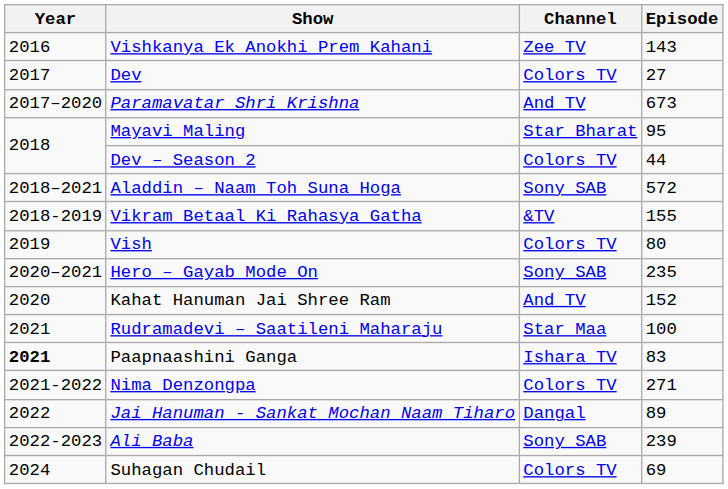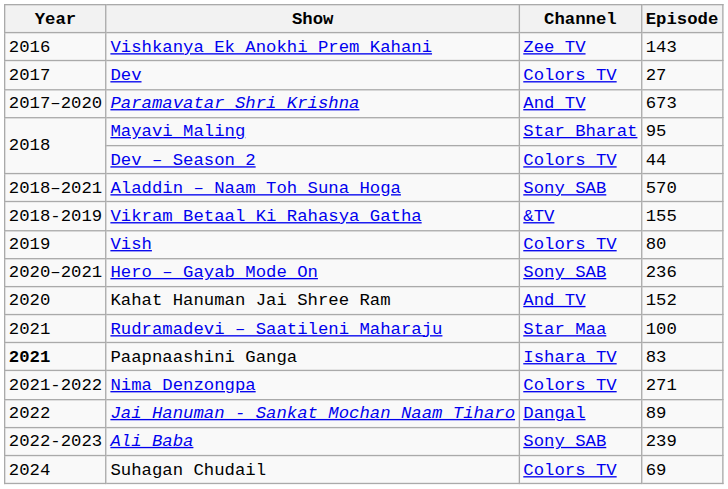(661, 188) 572 -> (661, 188) 570
(661, 272) 235 -> (661, 272) 236
